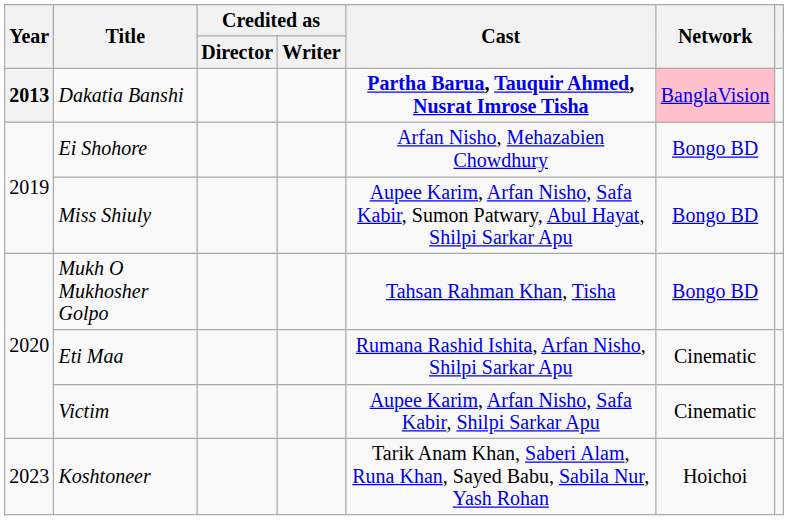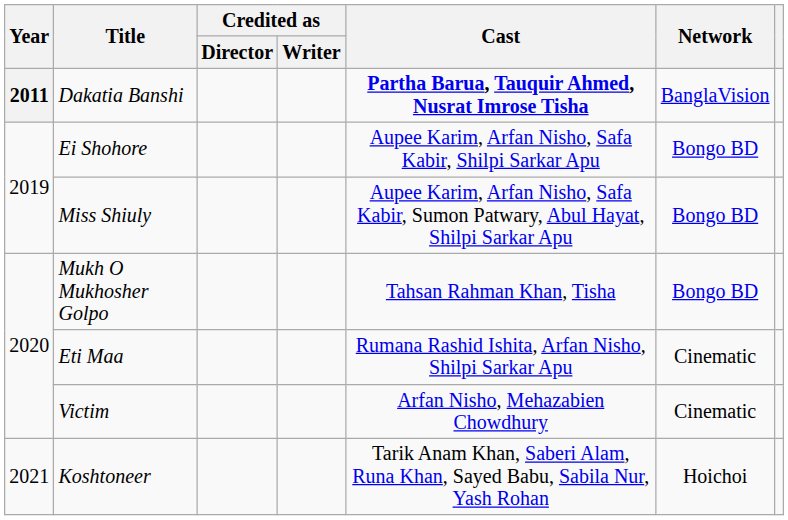(29, 95) 2013 -> (29, 95) 2011
(715, 95) pink background -> (715, 95) no background
(501, 149) Arfan Nisho, Mehazabien Chowdhury -> (501, 149) Aupee Karim, Arfan Nisho, Safa Kabir, Shilpi Sarkar Apu
(501, 411) Aupee Karim, Arfan Nisho, Safa Kabir, Shilpi Sarkar Apu -> (501, 411) Arfan Nisho, Mehazabien Chowdhury
(29, 476) 2023 -> (29, 476) 2021
